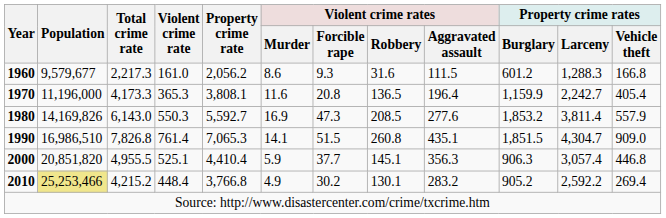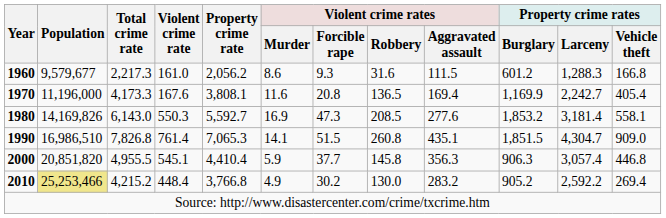(173, 95) 365.3 -> (173, 95) 167.6
(443, 95) 196.4 -> (443, 95) 169.4
(522, 95) 1,159.9 -> (522, 95) 1,169.9
(581, 116) 3,811.4 -> (581, 116) 3,181.4
(631, 116) 557.9 -> (631, 116) 558.1
(173, 159) 525.1 -> (173, 159) 545.1
(386, 159) 145.1 -> (386, 159) 145.8
(386, 181) 130.1 -> (386, 181) 130.0
